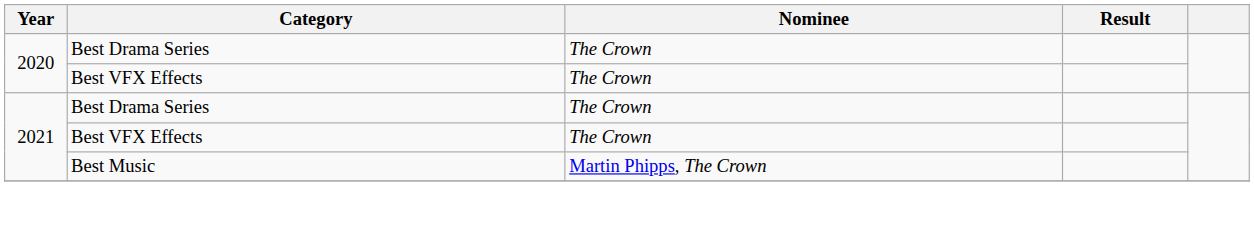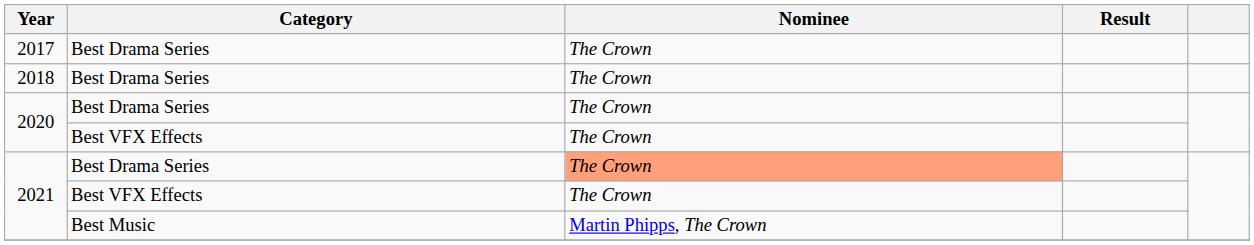+ row: (36, 48)
+ row: (36, 78)
(610, 107) no background -> (610, 166) lightsalmon background
